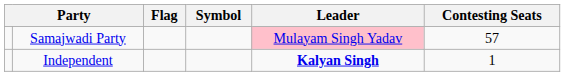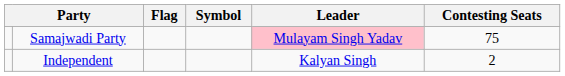(492, 37) 57 -> (492, 37) 75
(338, 60) bold -> (338, 60) normal
(492, 60) 1 -> (492, 60) 2
